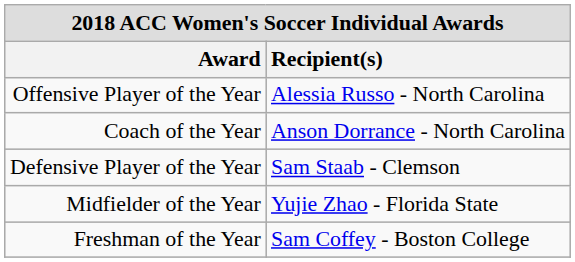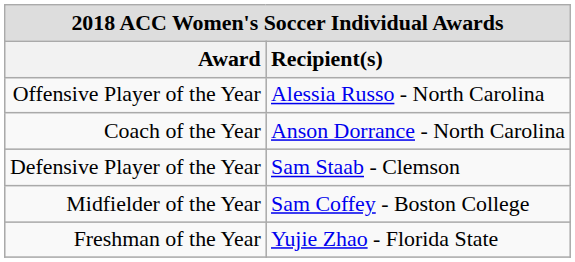(385, 203) Yujie Zhao - Florida State -> (400, 203) Sam Coffey - Boston College
(400, 239) Sam Coffey - Boston College -> (385, 239) Yujie Zhao - Florida State
